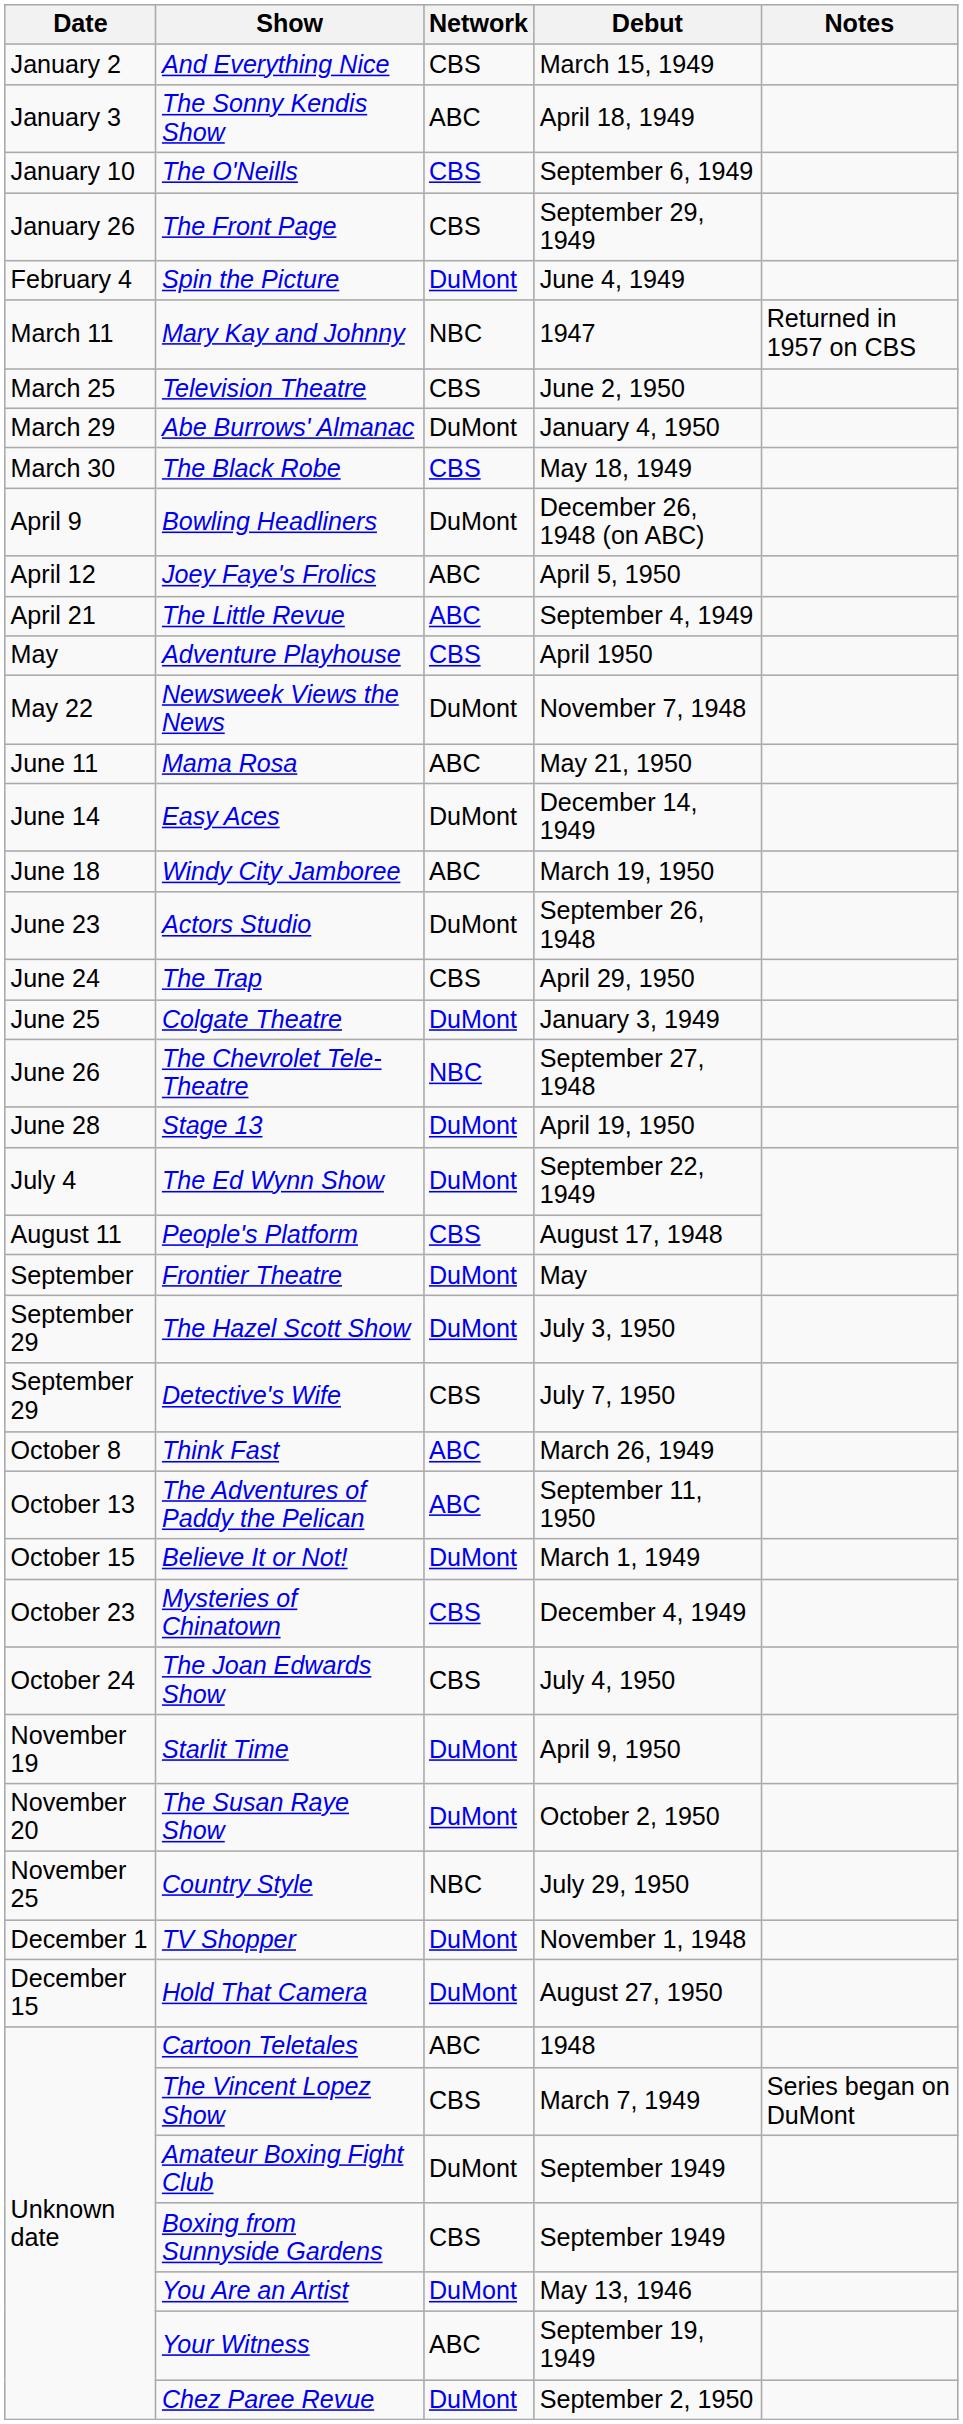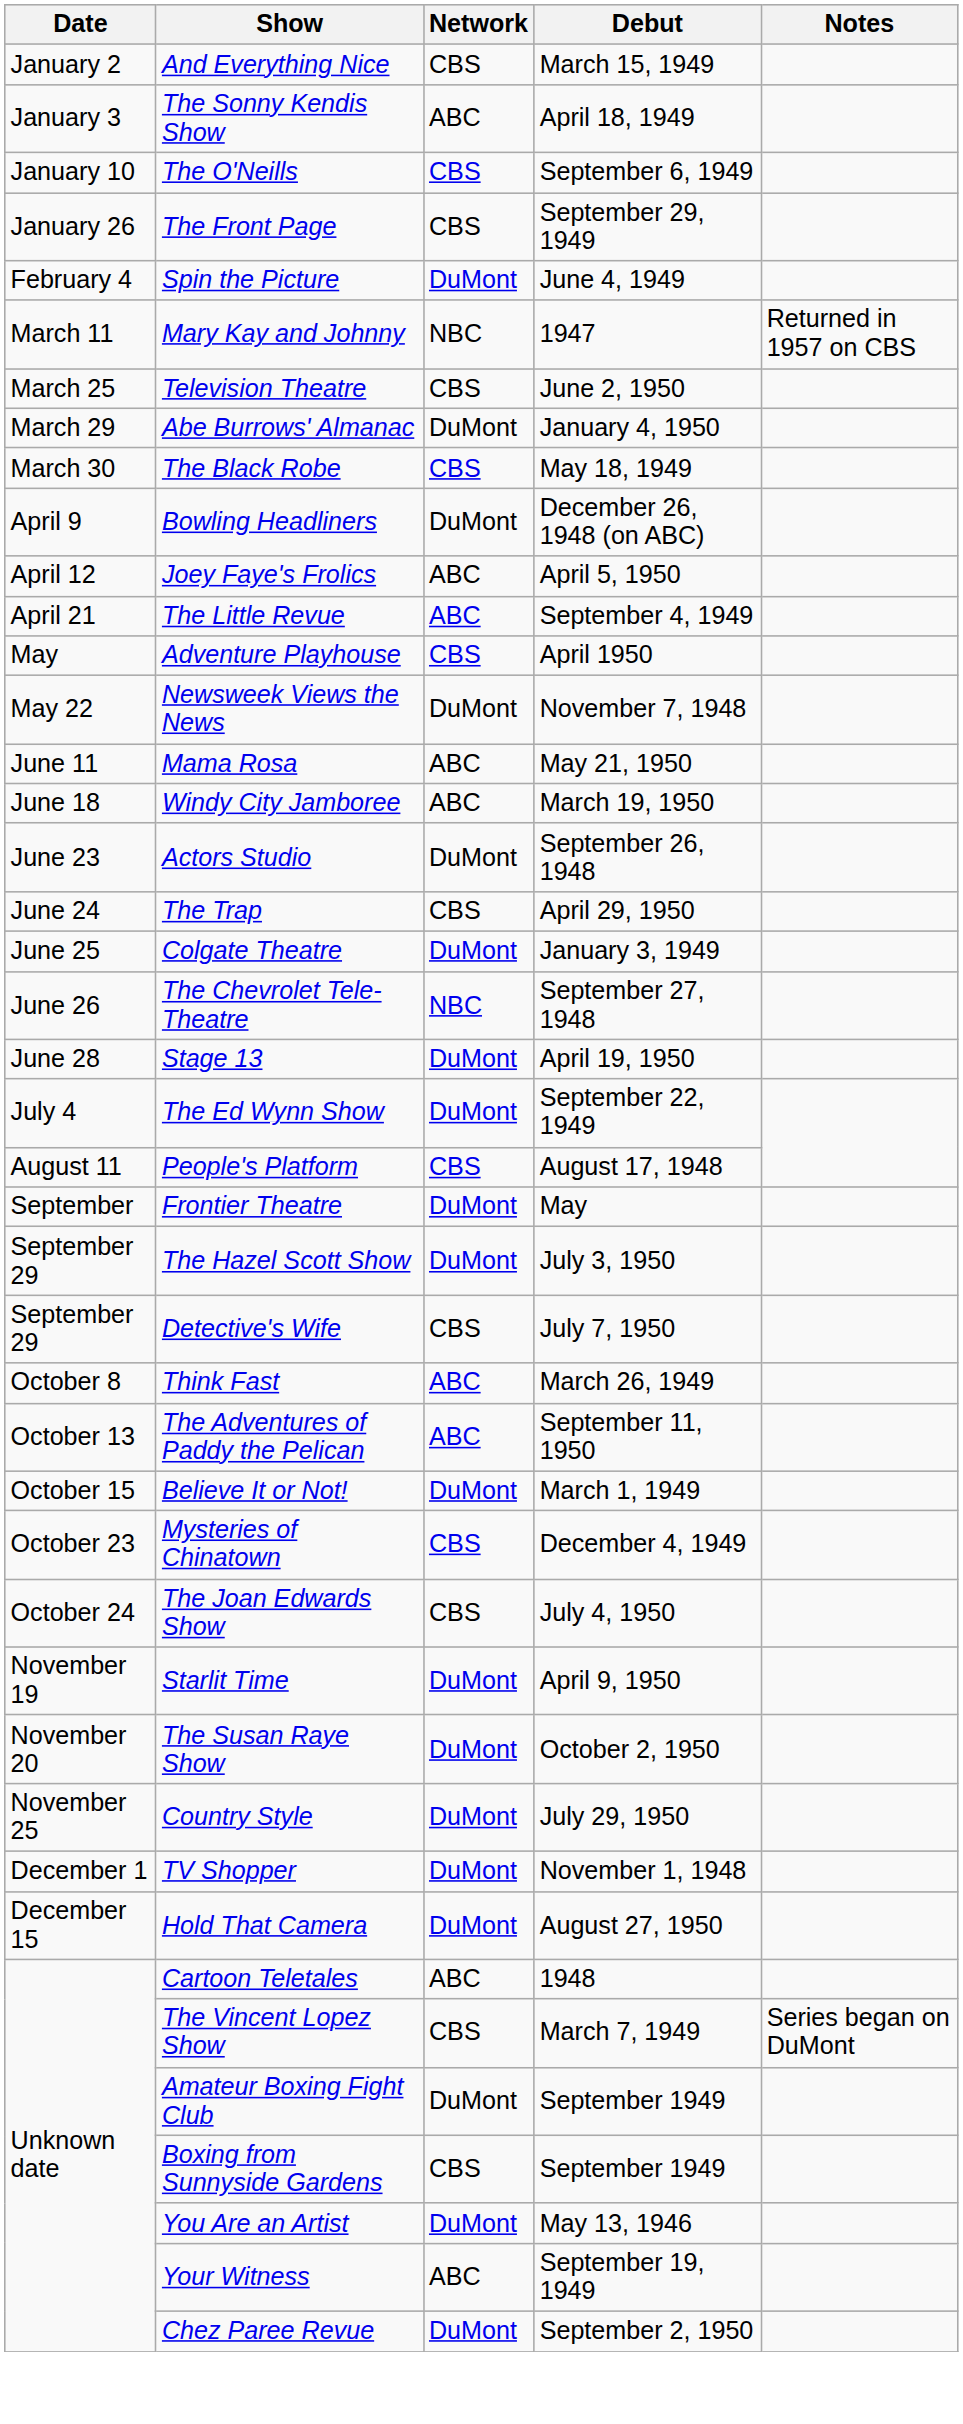- row: (221, 817)
(455, 1885) NBC -> (473, 1816) DuMont
